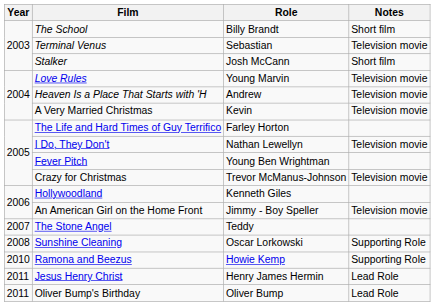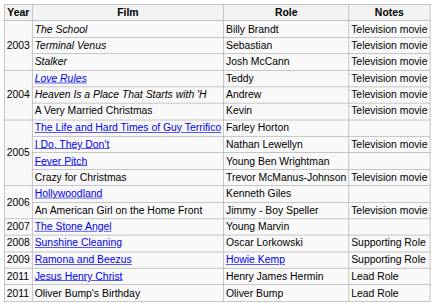(373, 29) Short film -> (389, 29) Television movie
(373, 62) Short film -> (389, 62) Television movie
(258, 78) Young Marvin -> (240, 78) Teddy
(240, 227) Teddy -> (258, 227) Young Marvin
(18, 260) 2010 -> (18, 260) 2009
